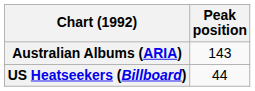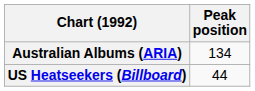(220, 53) 143 -> (220, 53) 134
